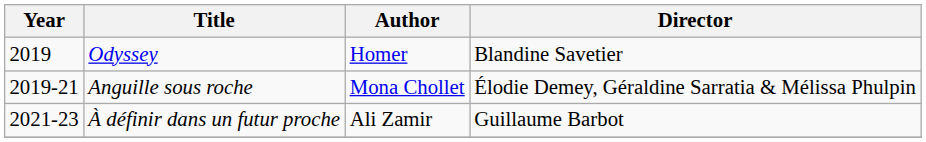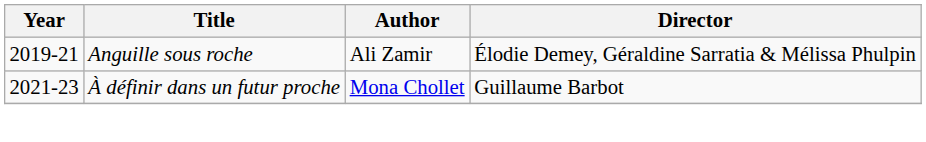- row: (123, 53)
(407, 86) Mona Chollet -> (391, 53) Ali Zamir
(391, 119) Ali Zamir -> (407, 86) Mona Chollet
